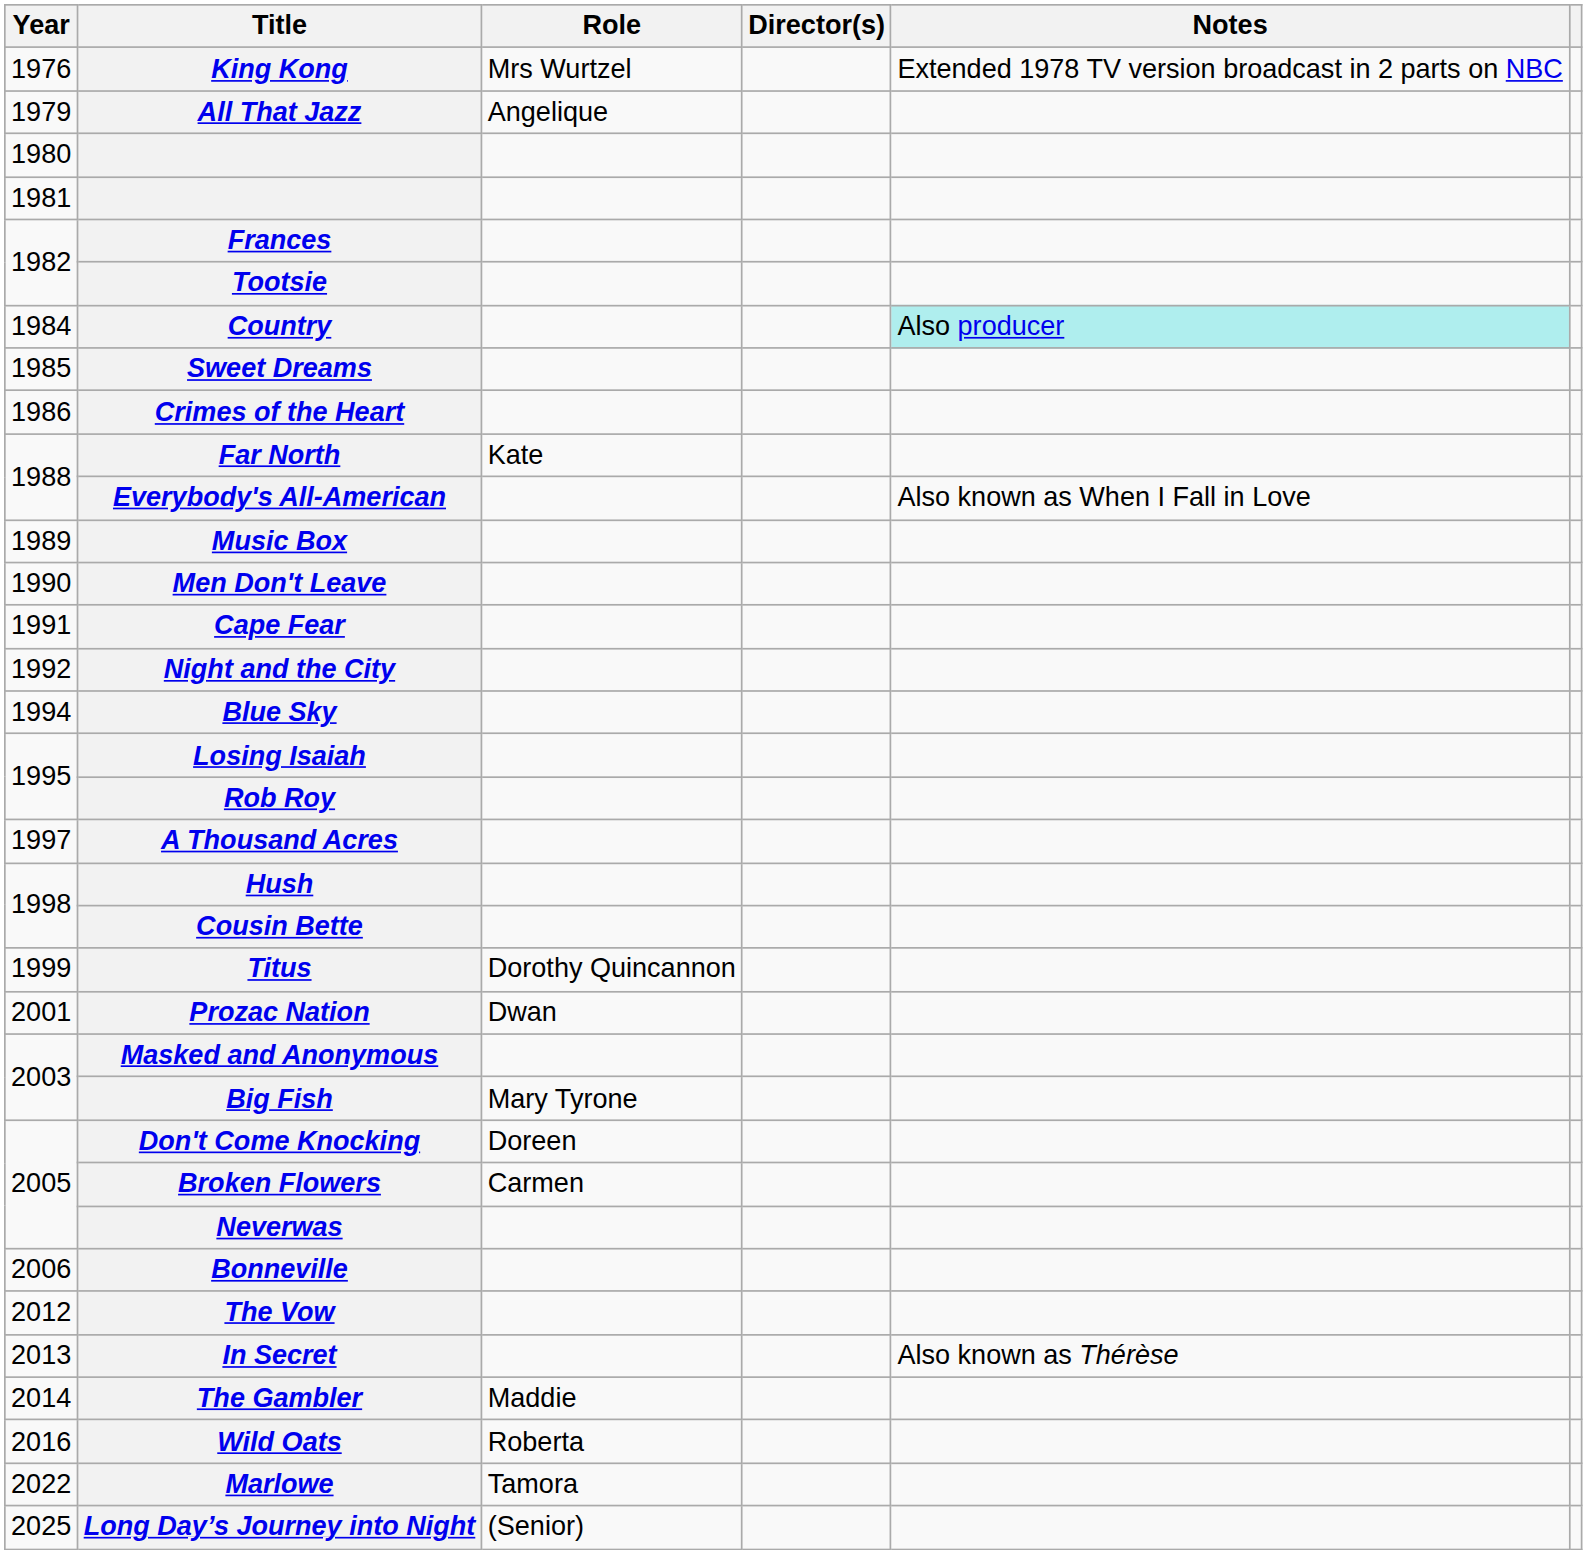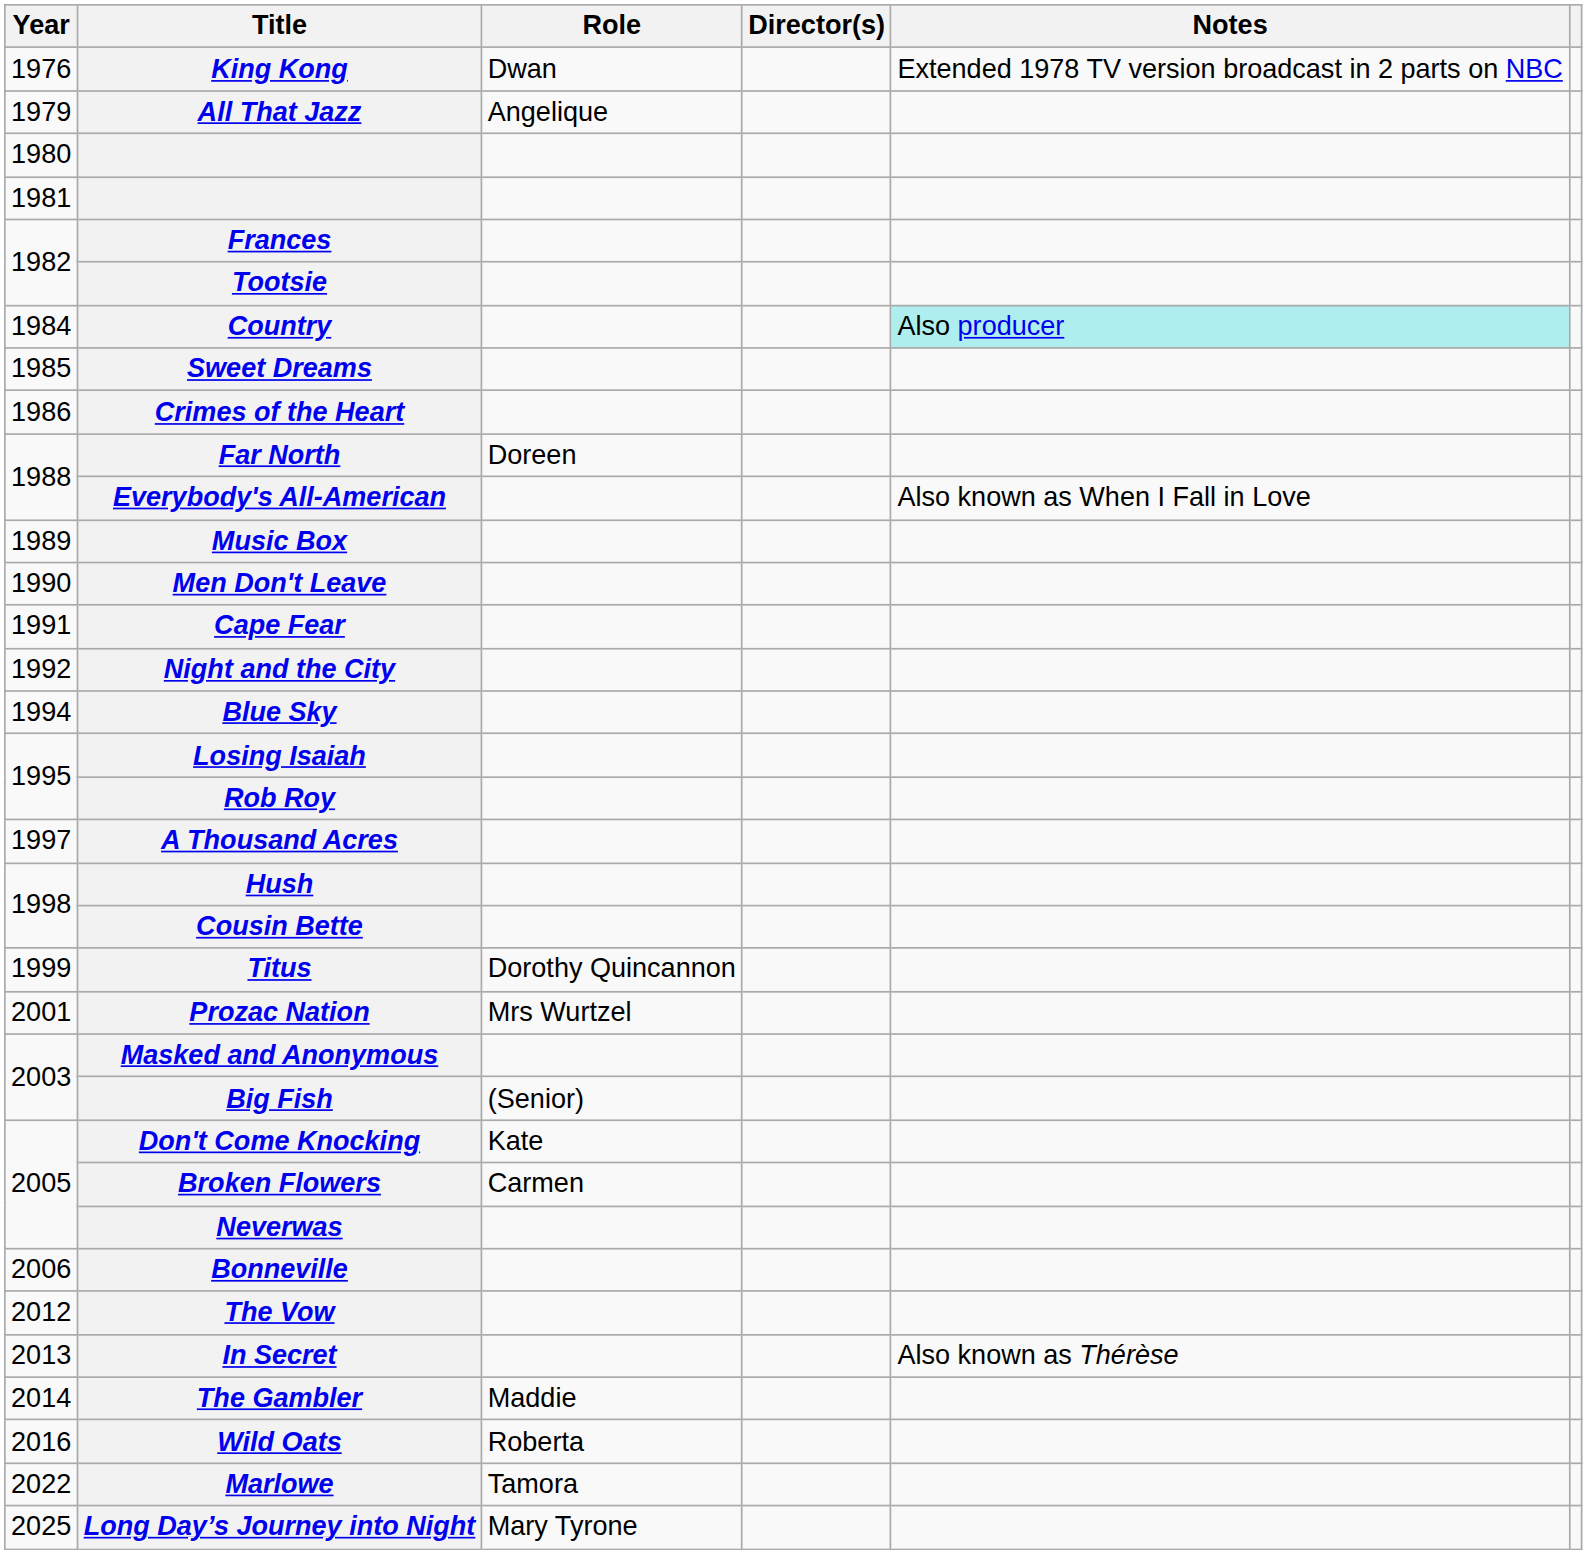(560, 68) Mrs Wurtzel -> (522, 68) Dwan
(516, 454) Kate -> (532, 454) Doreen
(522, 1012) Dwan -> (560, 1012) Mrs Wurtzel
(563, 1098) Mary Tyrone -> (536, 1098) (Senior)
(532, 1140) Doreen -> (516, 1140) Kate
(536, 1526) (Senior) -> (563, 1526) Mary Tyrone
